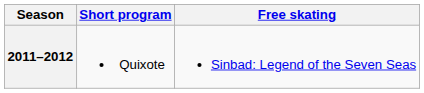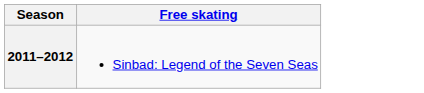- column: (125, 15)
